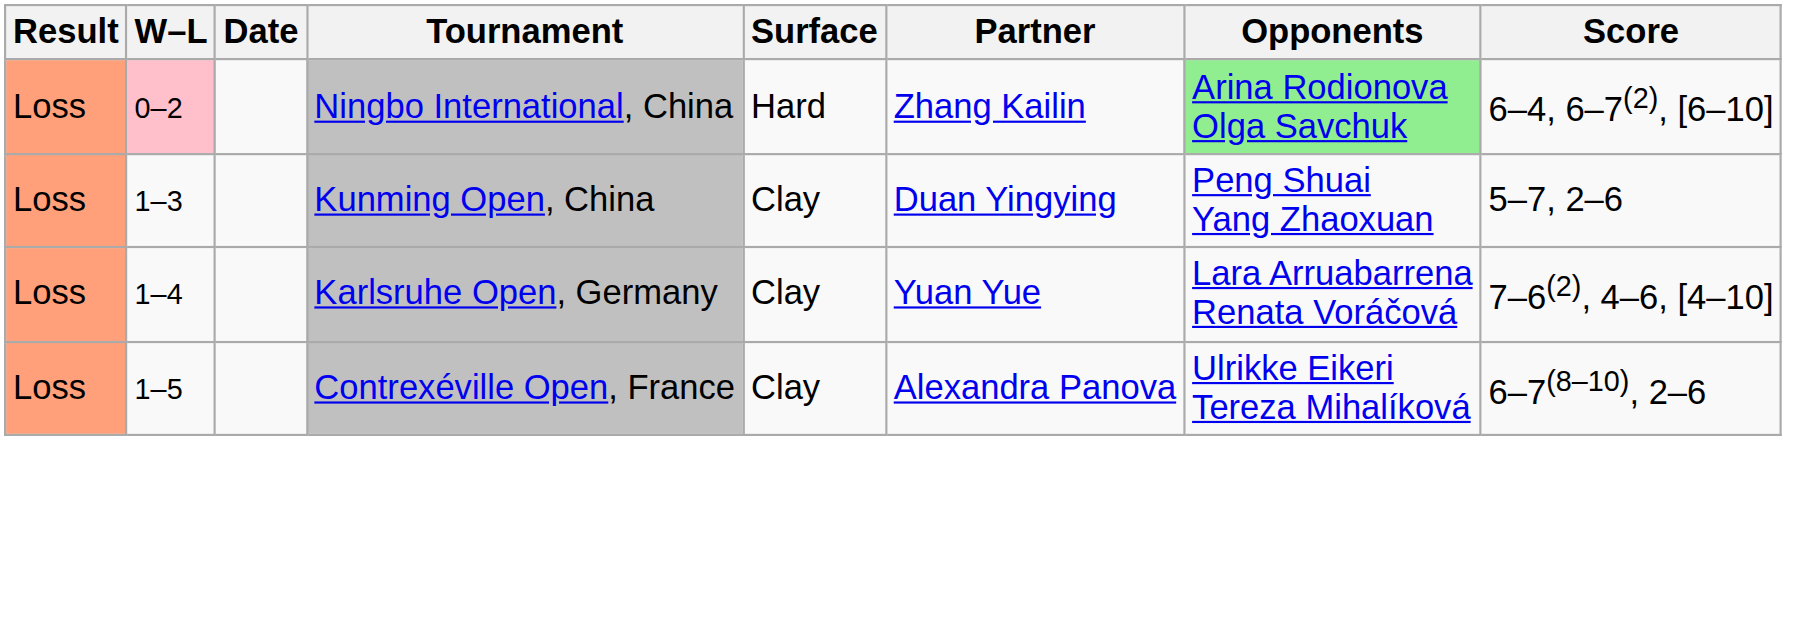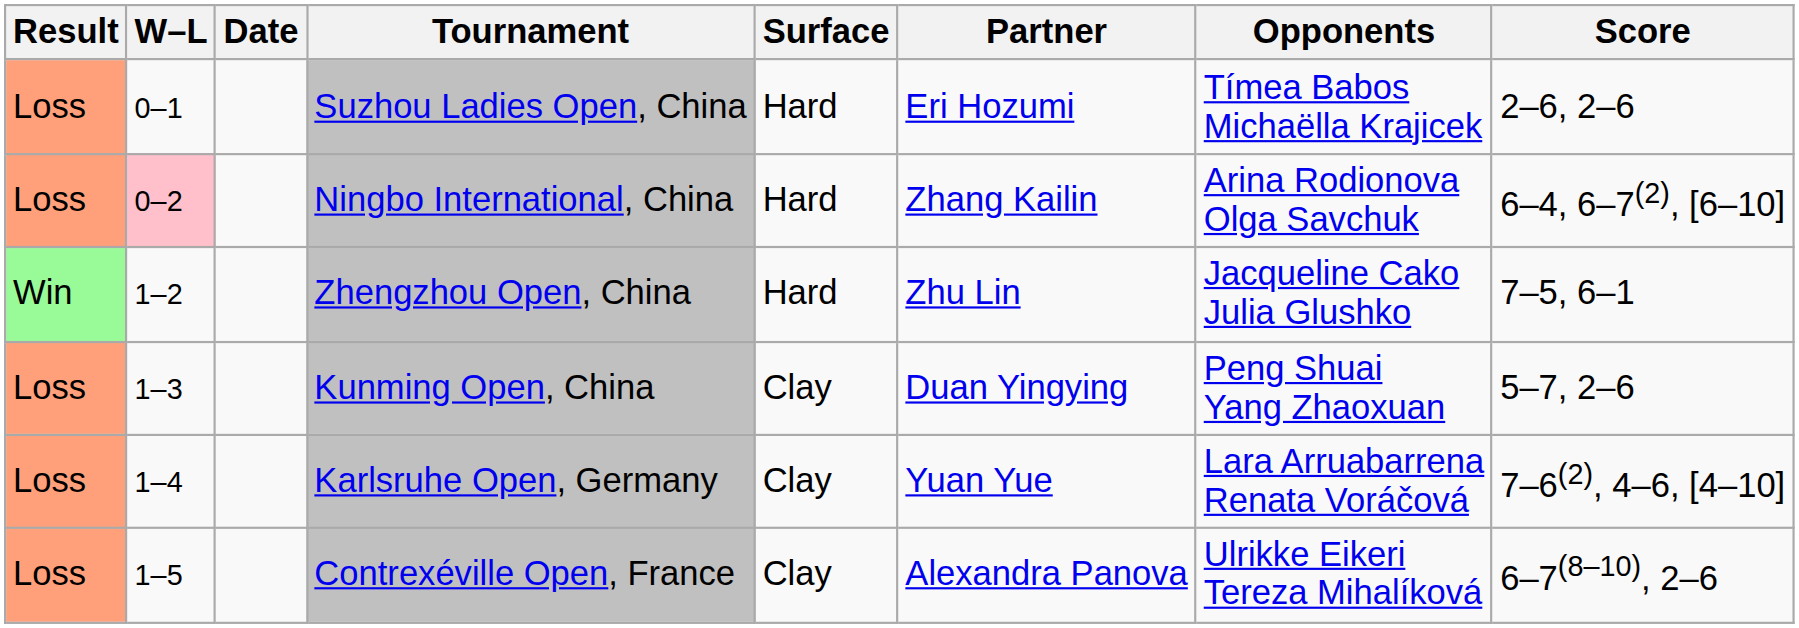+ row: (531, 106)
(1320, 106) lightgreen background -> (1332, 199) no background
+ row: (503, 293)
